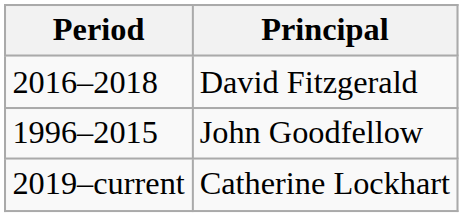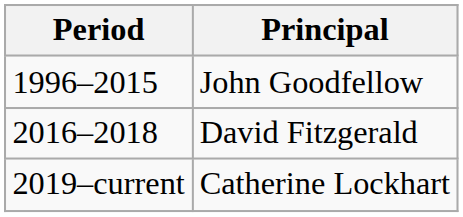rows swapped: (311, 132) <-> (309, 81)
